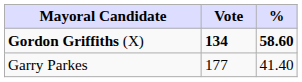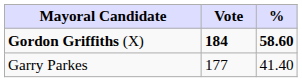(216, 40) 134 -> (216, 40) 184
